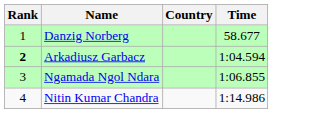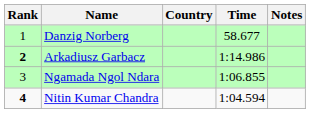+ column: (287, 14)
(242, 56) 1:04.594 -> (242, 56) 1:14.986
(23, 98) normal -> (23, 98) bold
(242, 98) 1:14.986 -> (242, 98) 1:04.594
